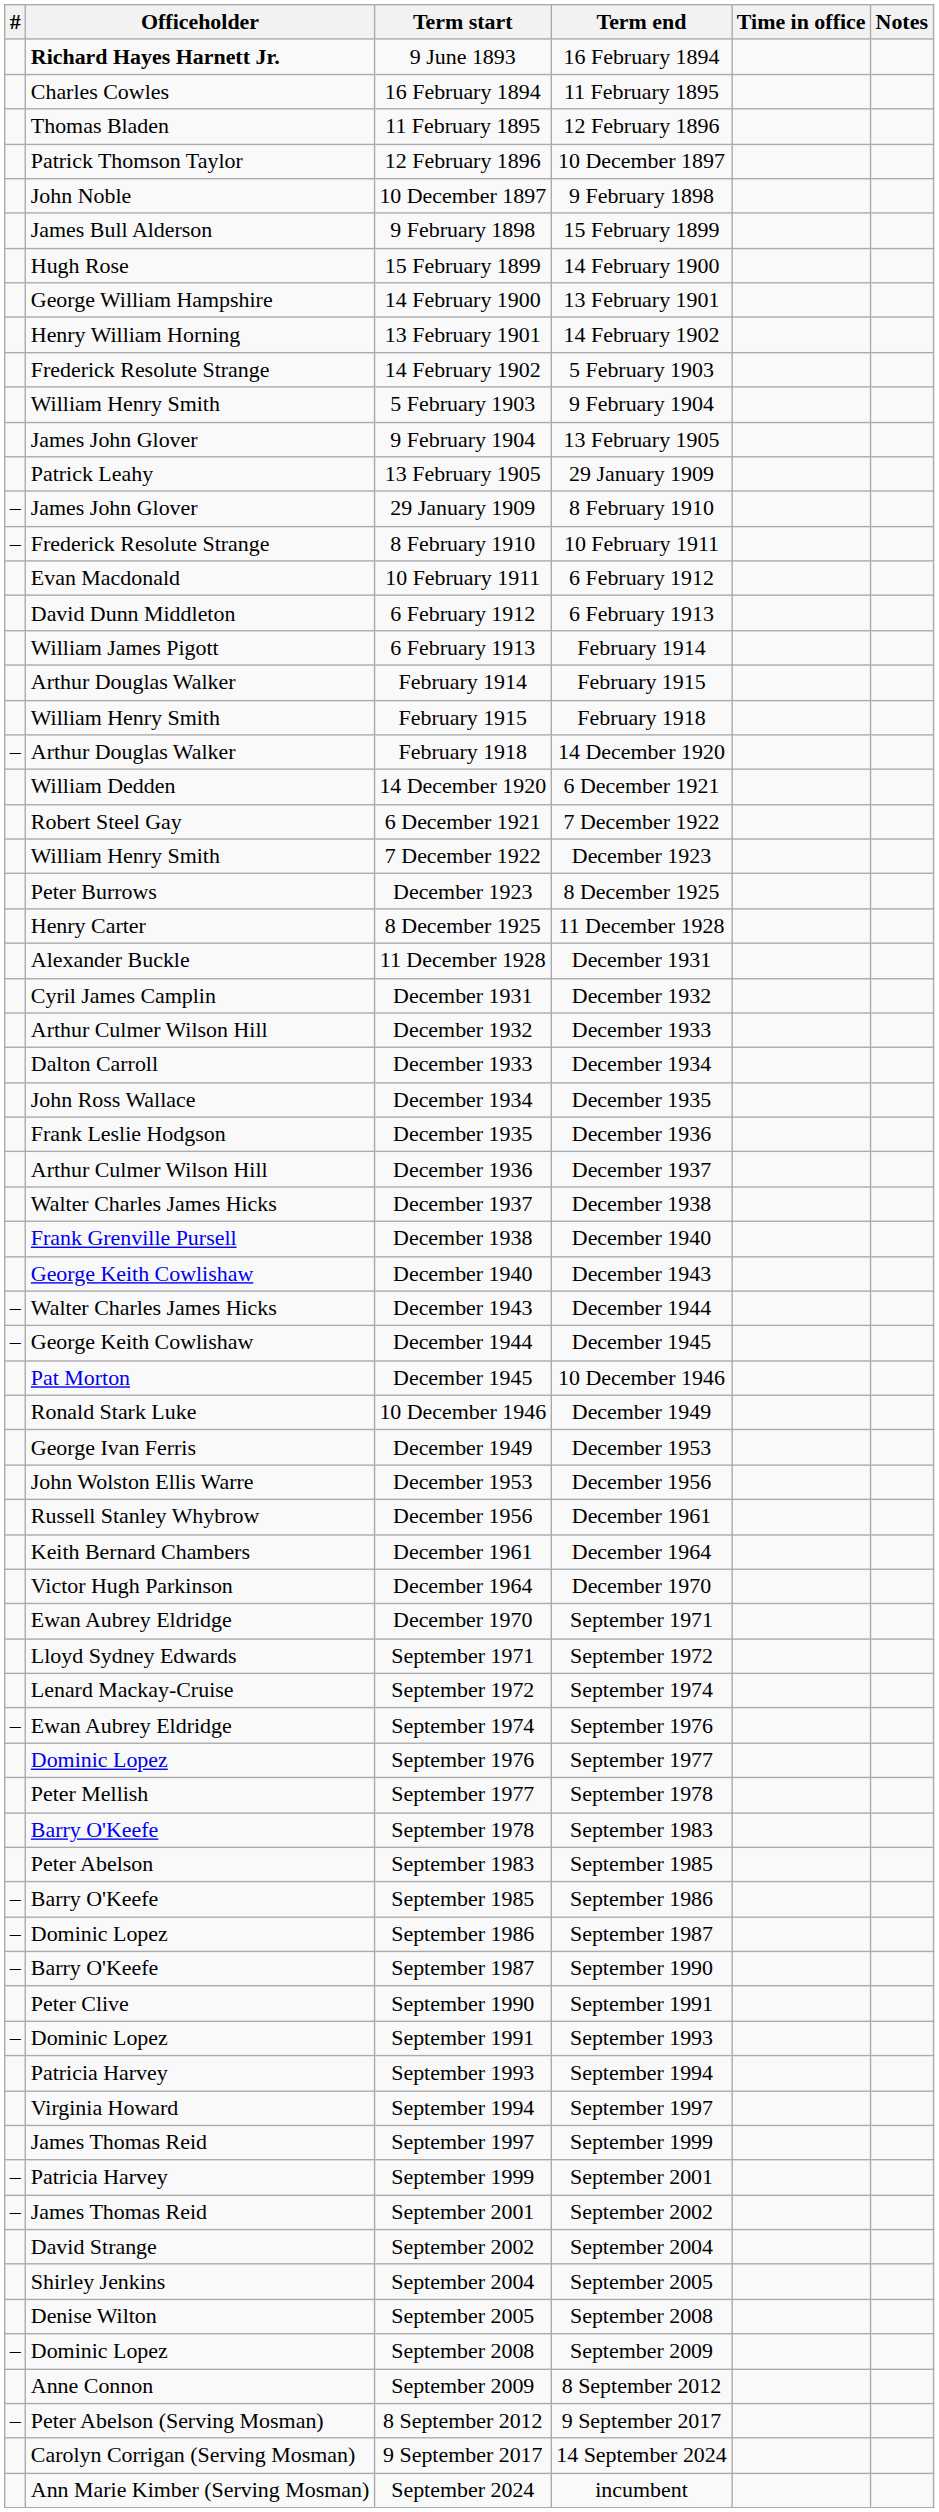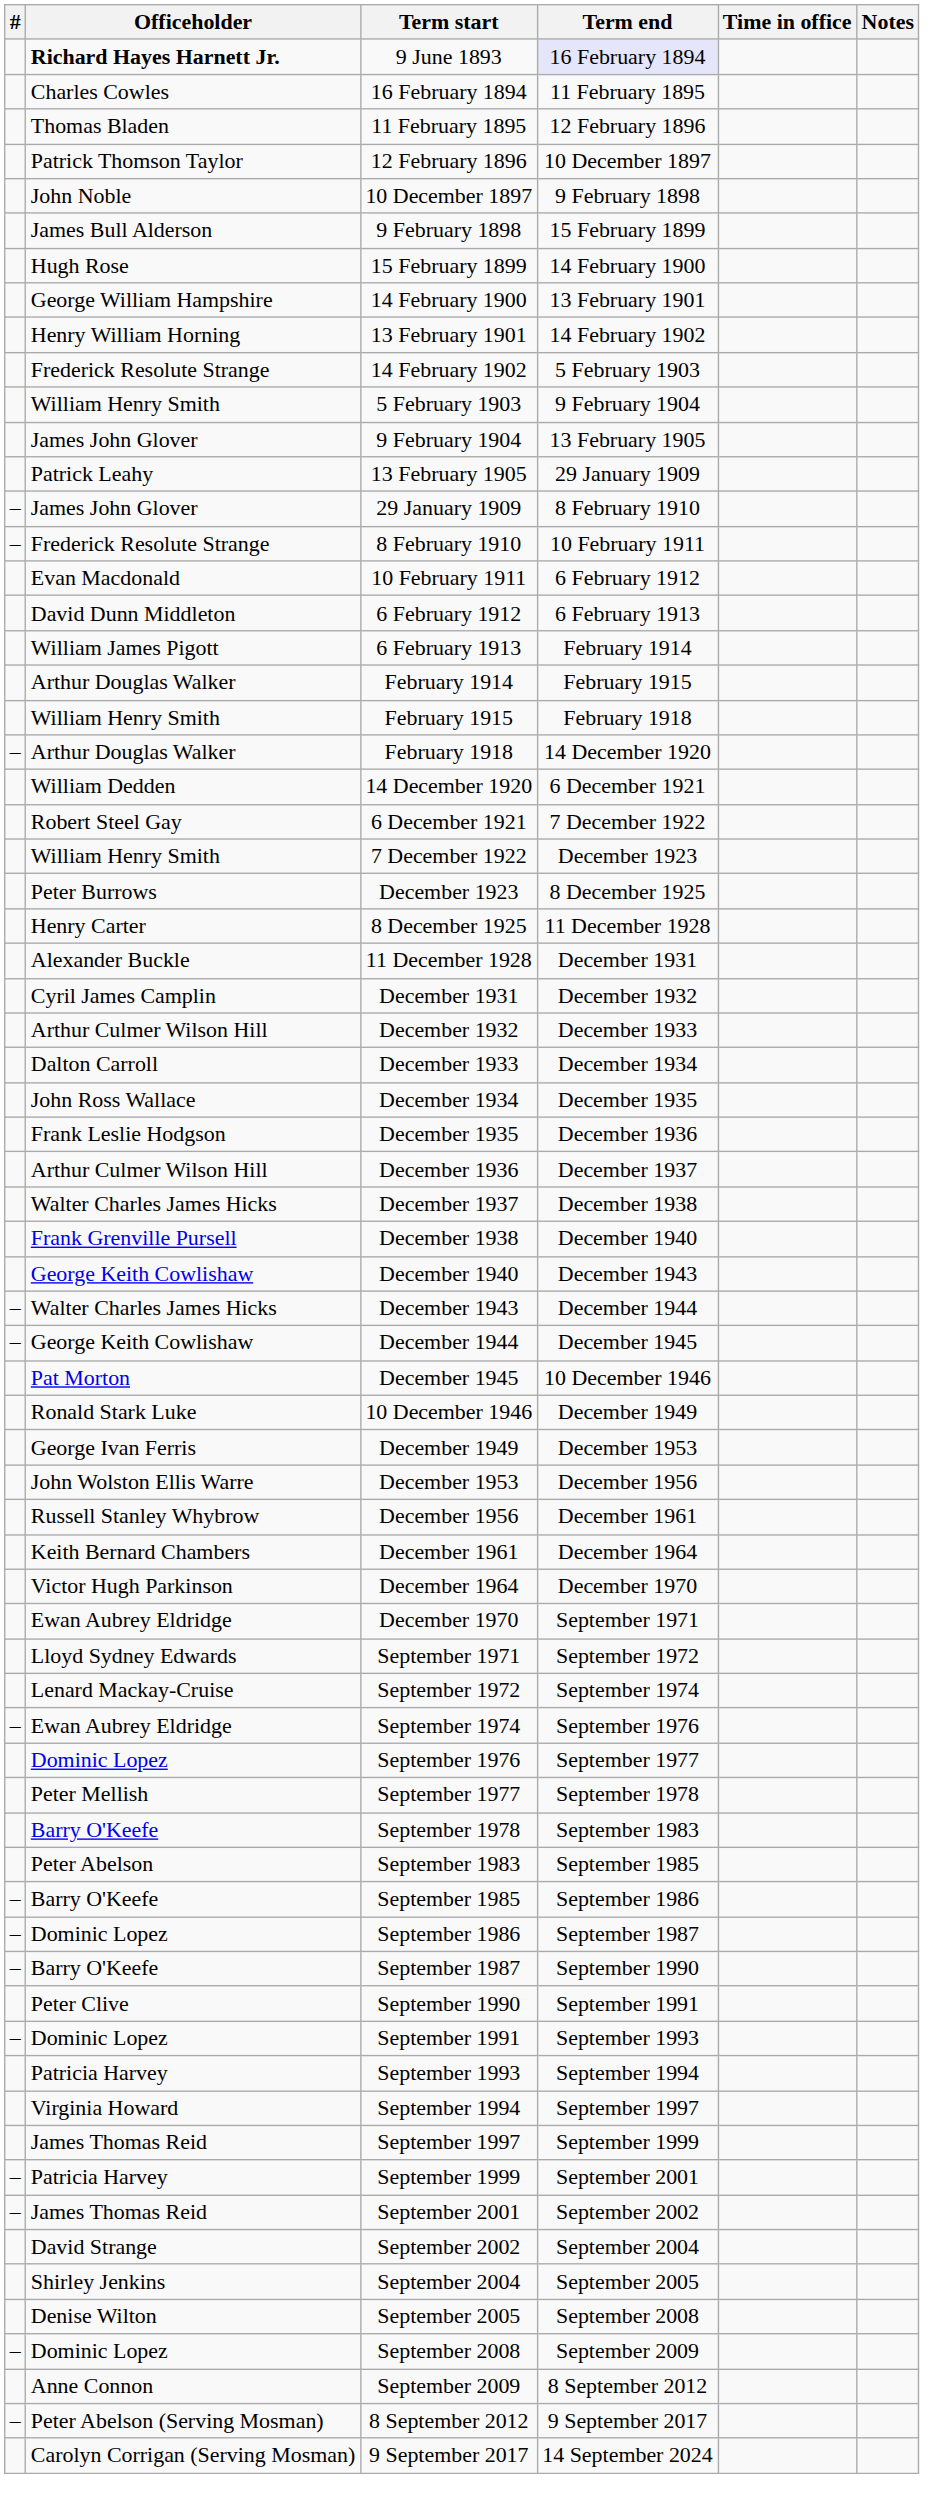(641, 56) no background -> (628, 56) lavender background
- row: (463, 2490)
